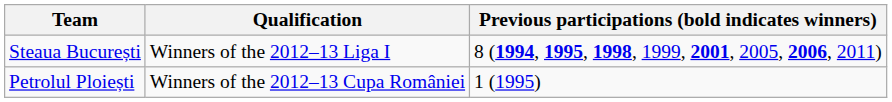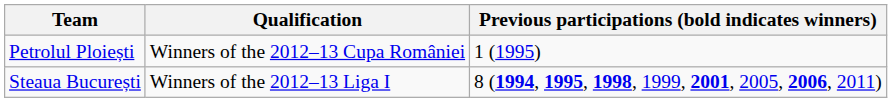rows swapped: (75, 50) <-> (72, 81)
